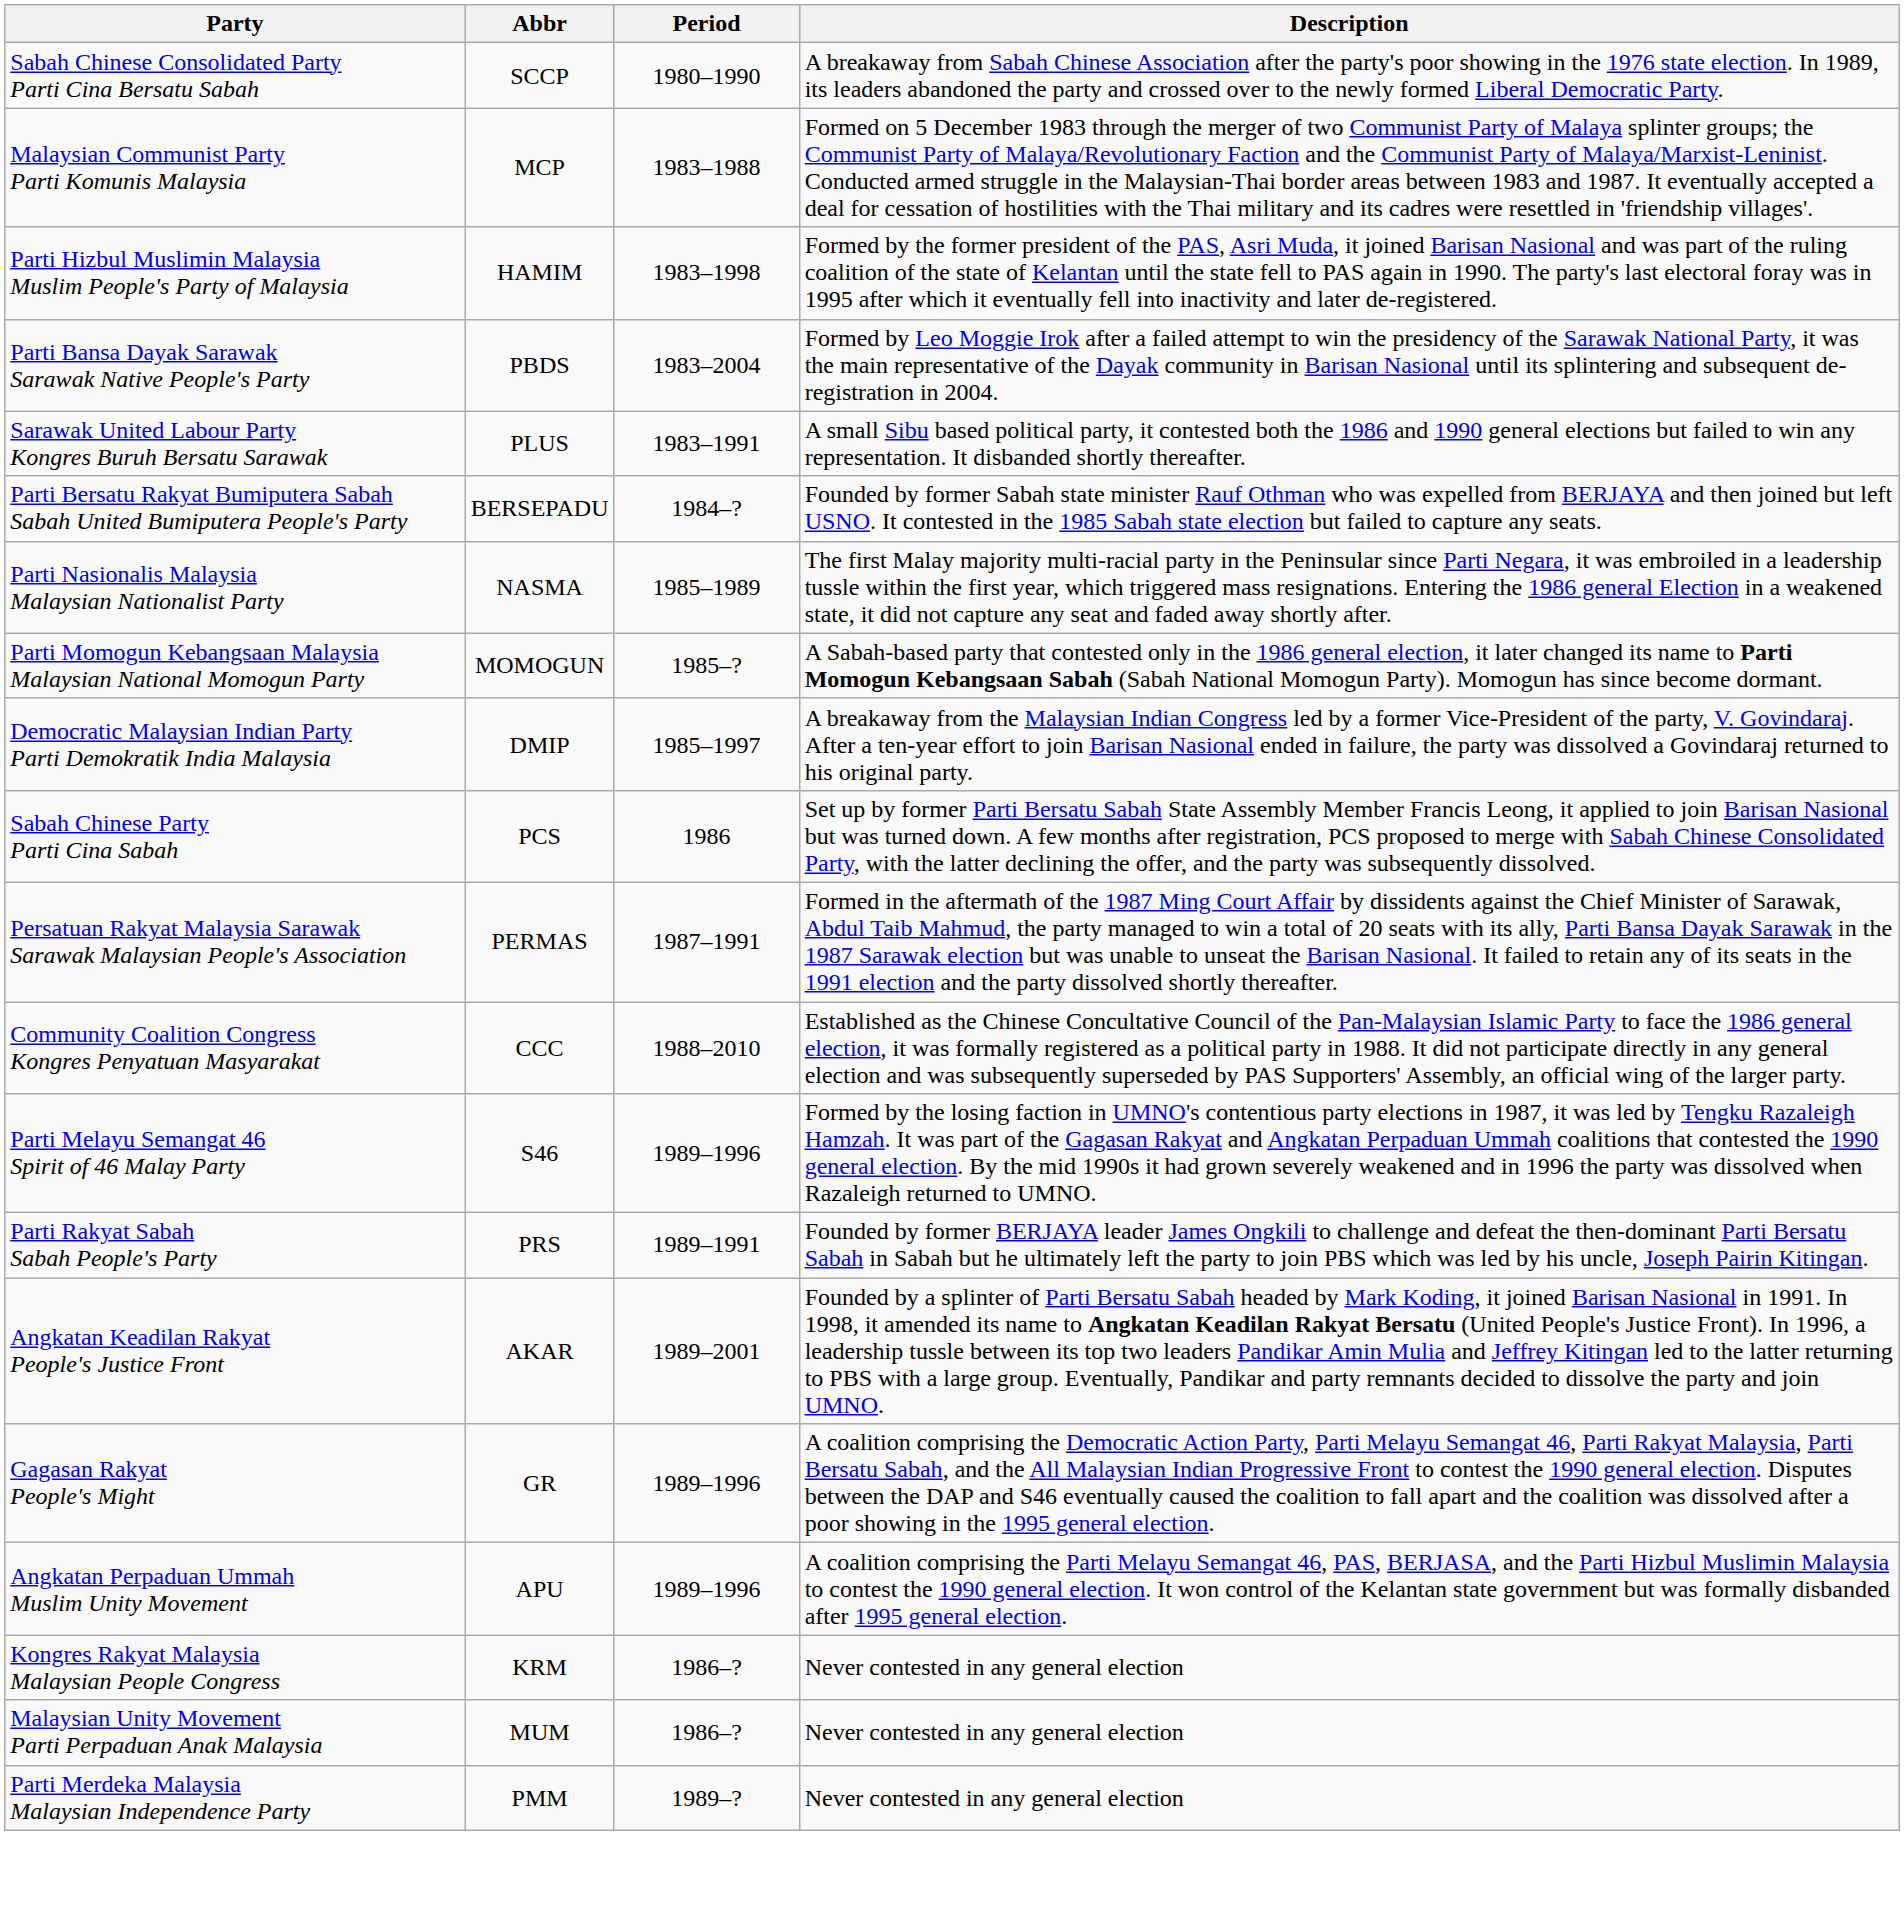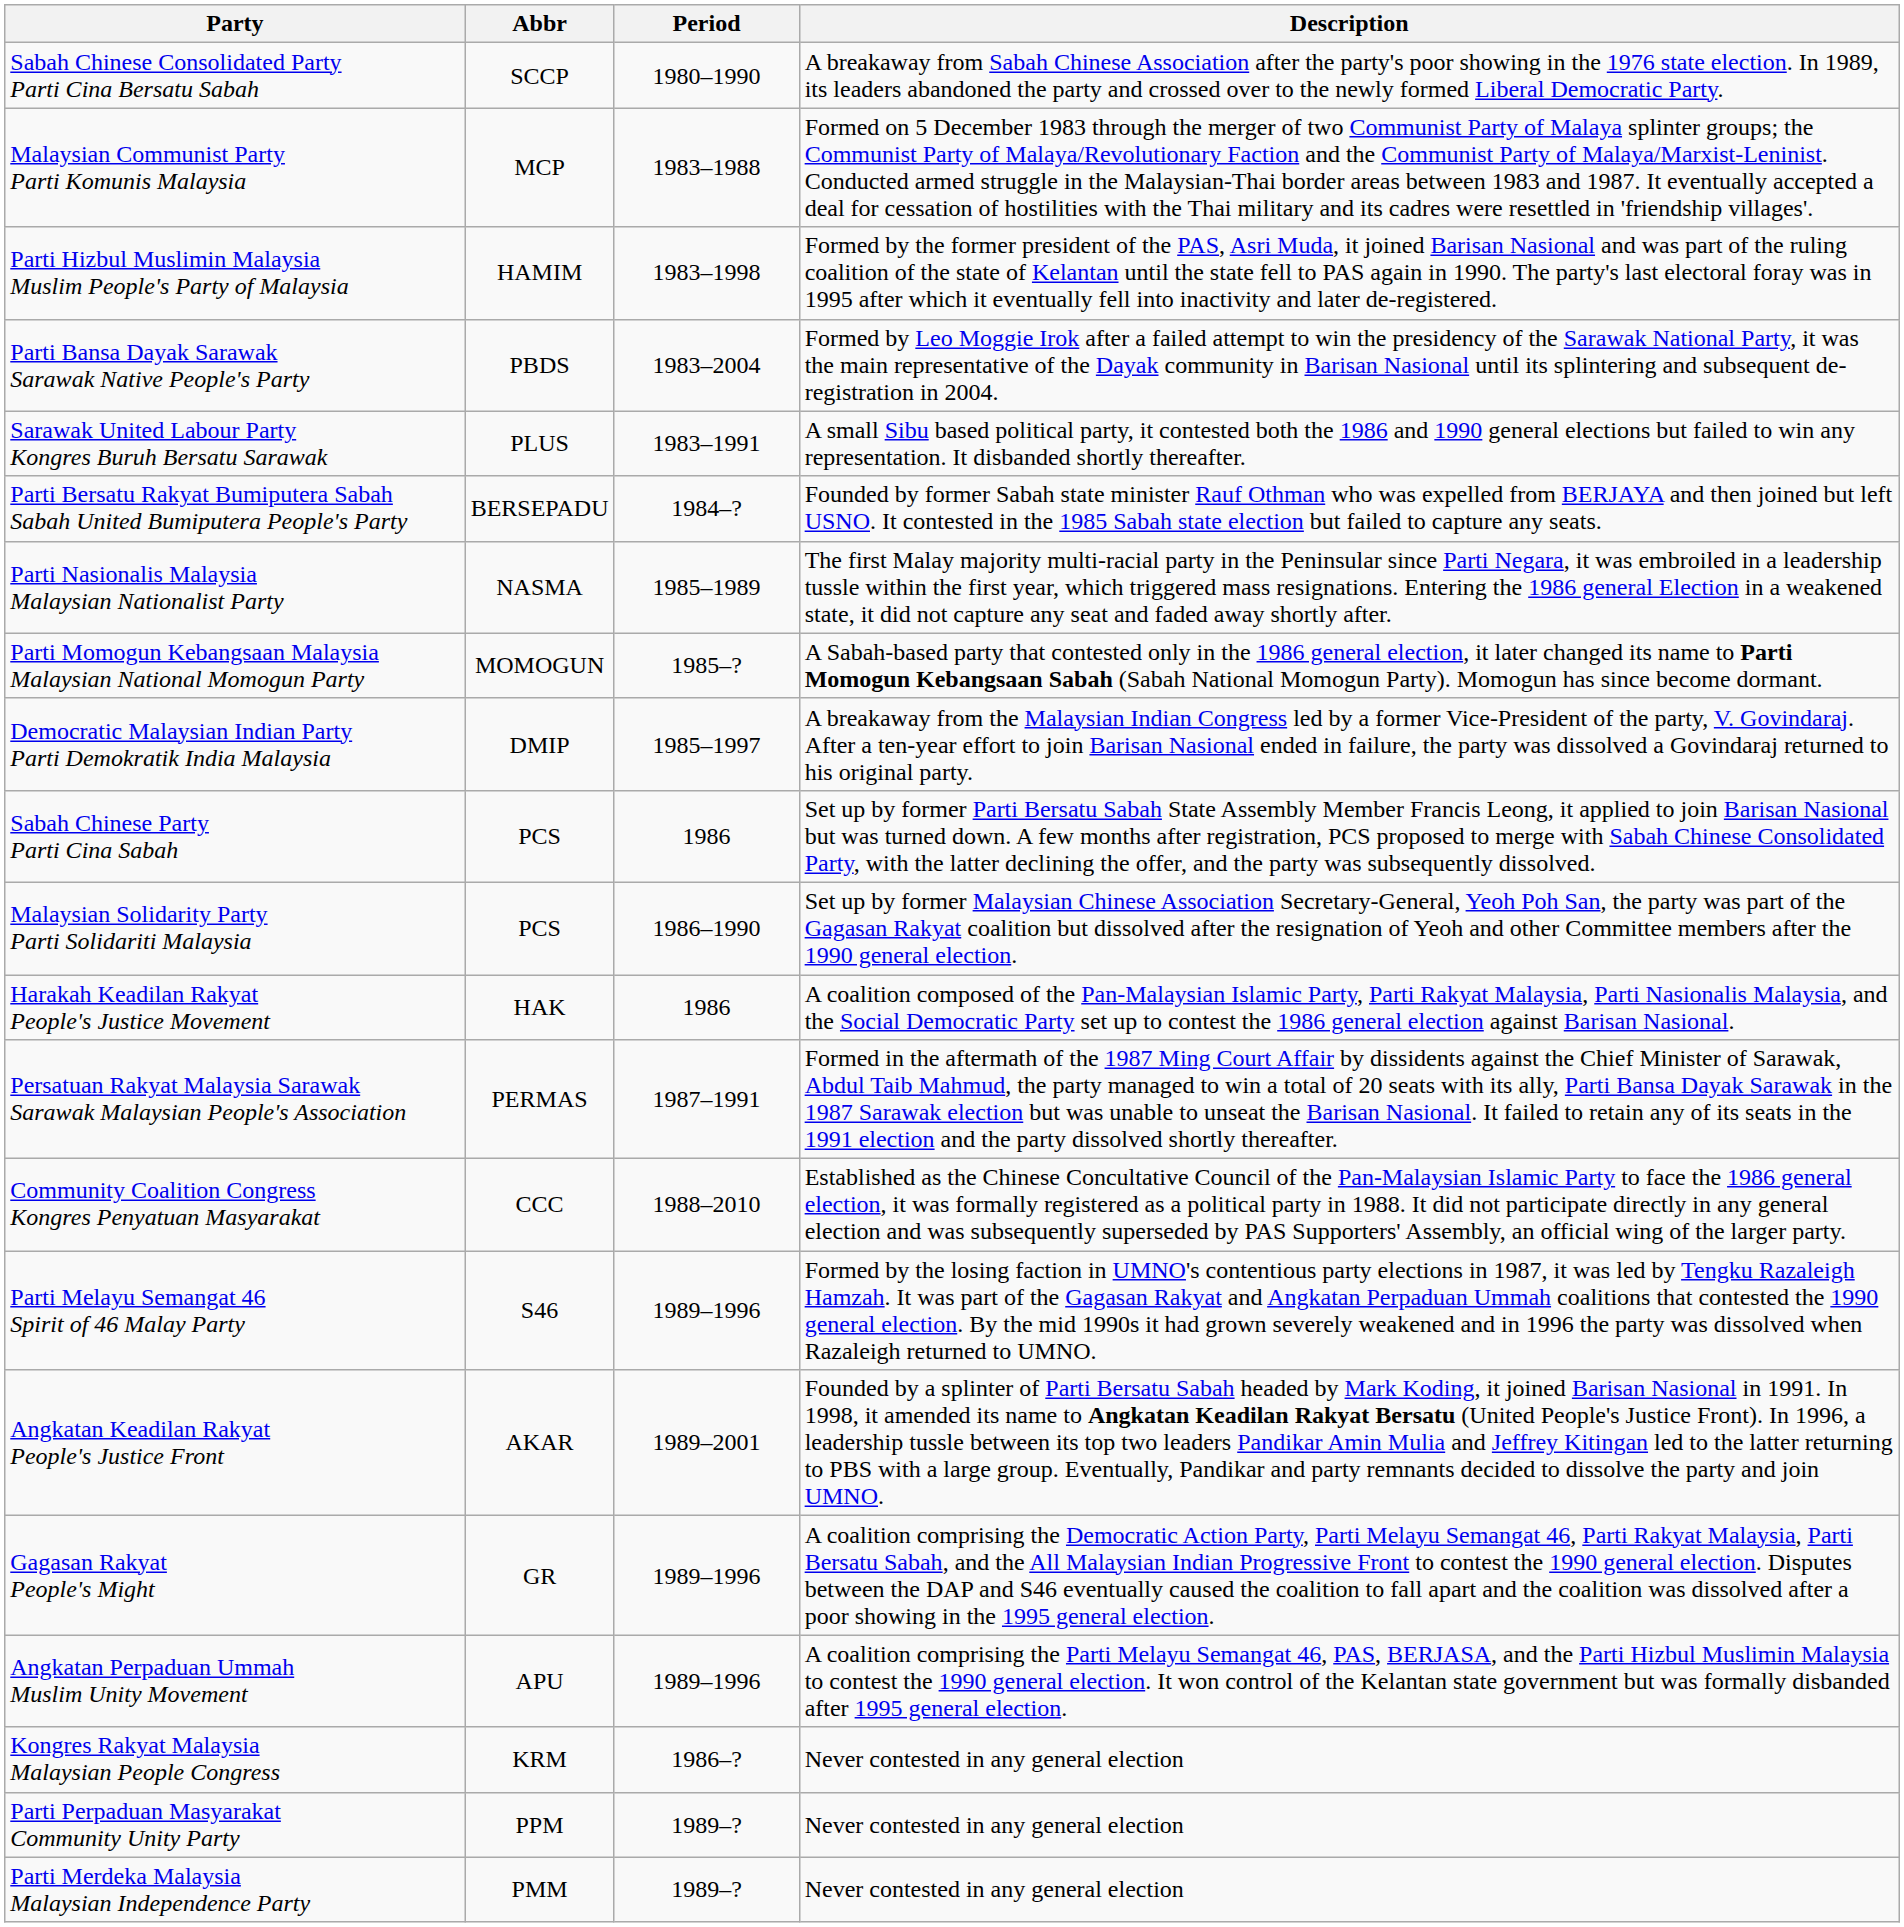+ row: (139, 928)
+ row: (140, 1006)
- row: (114, 1244)
- row: (166, 1732)
+ row: (146, 1824)
